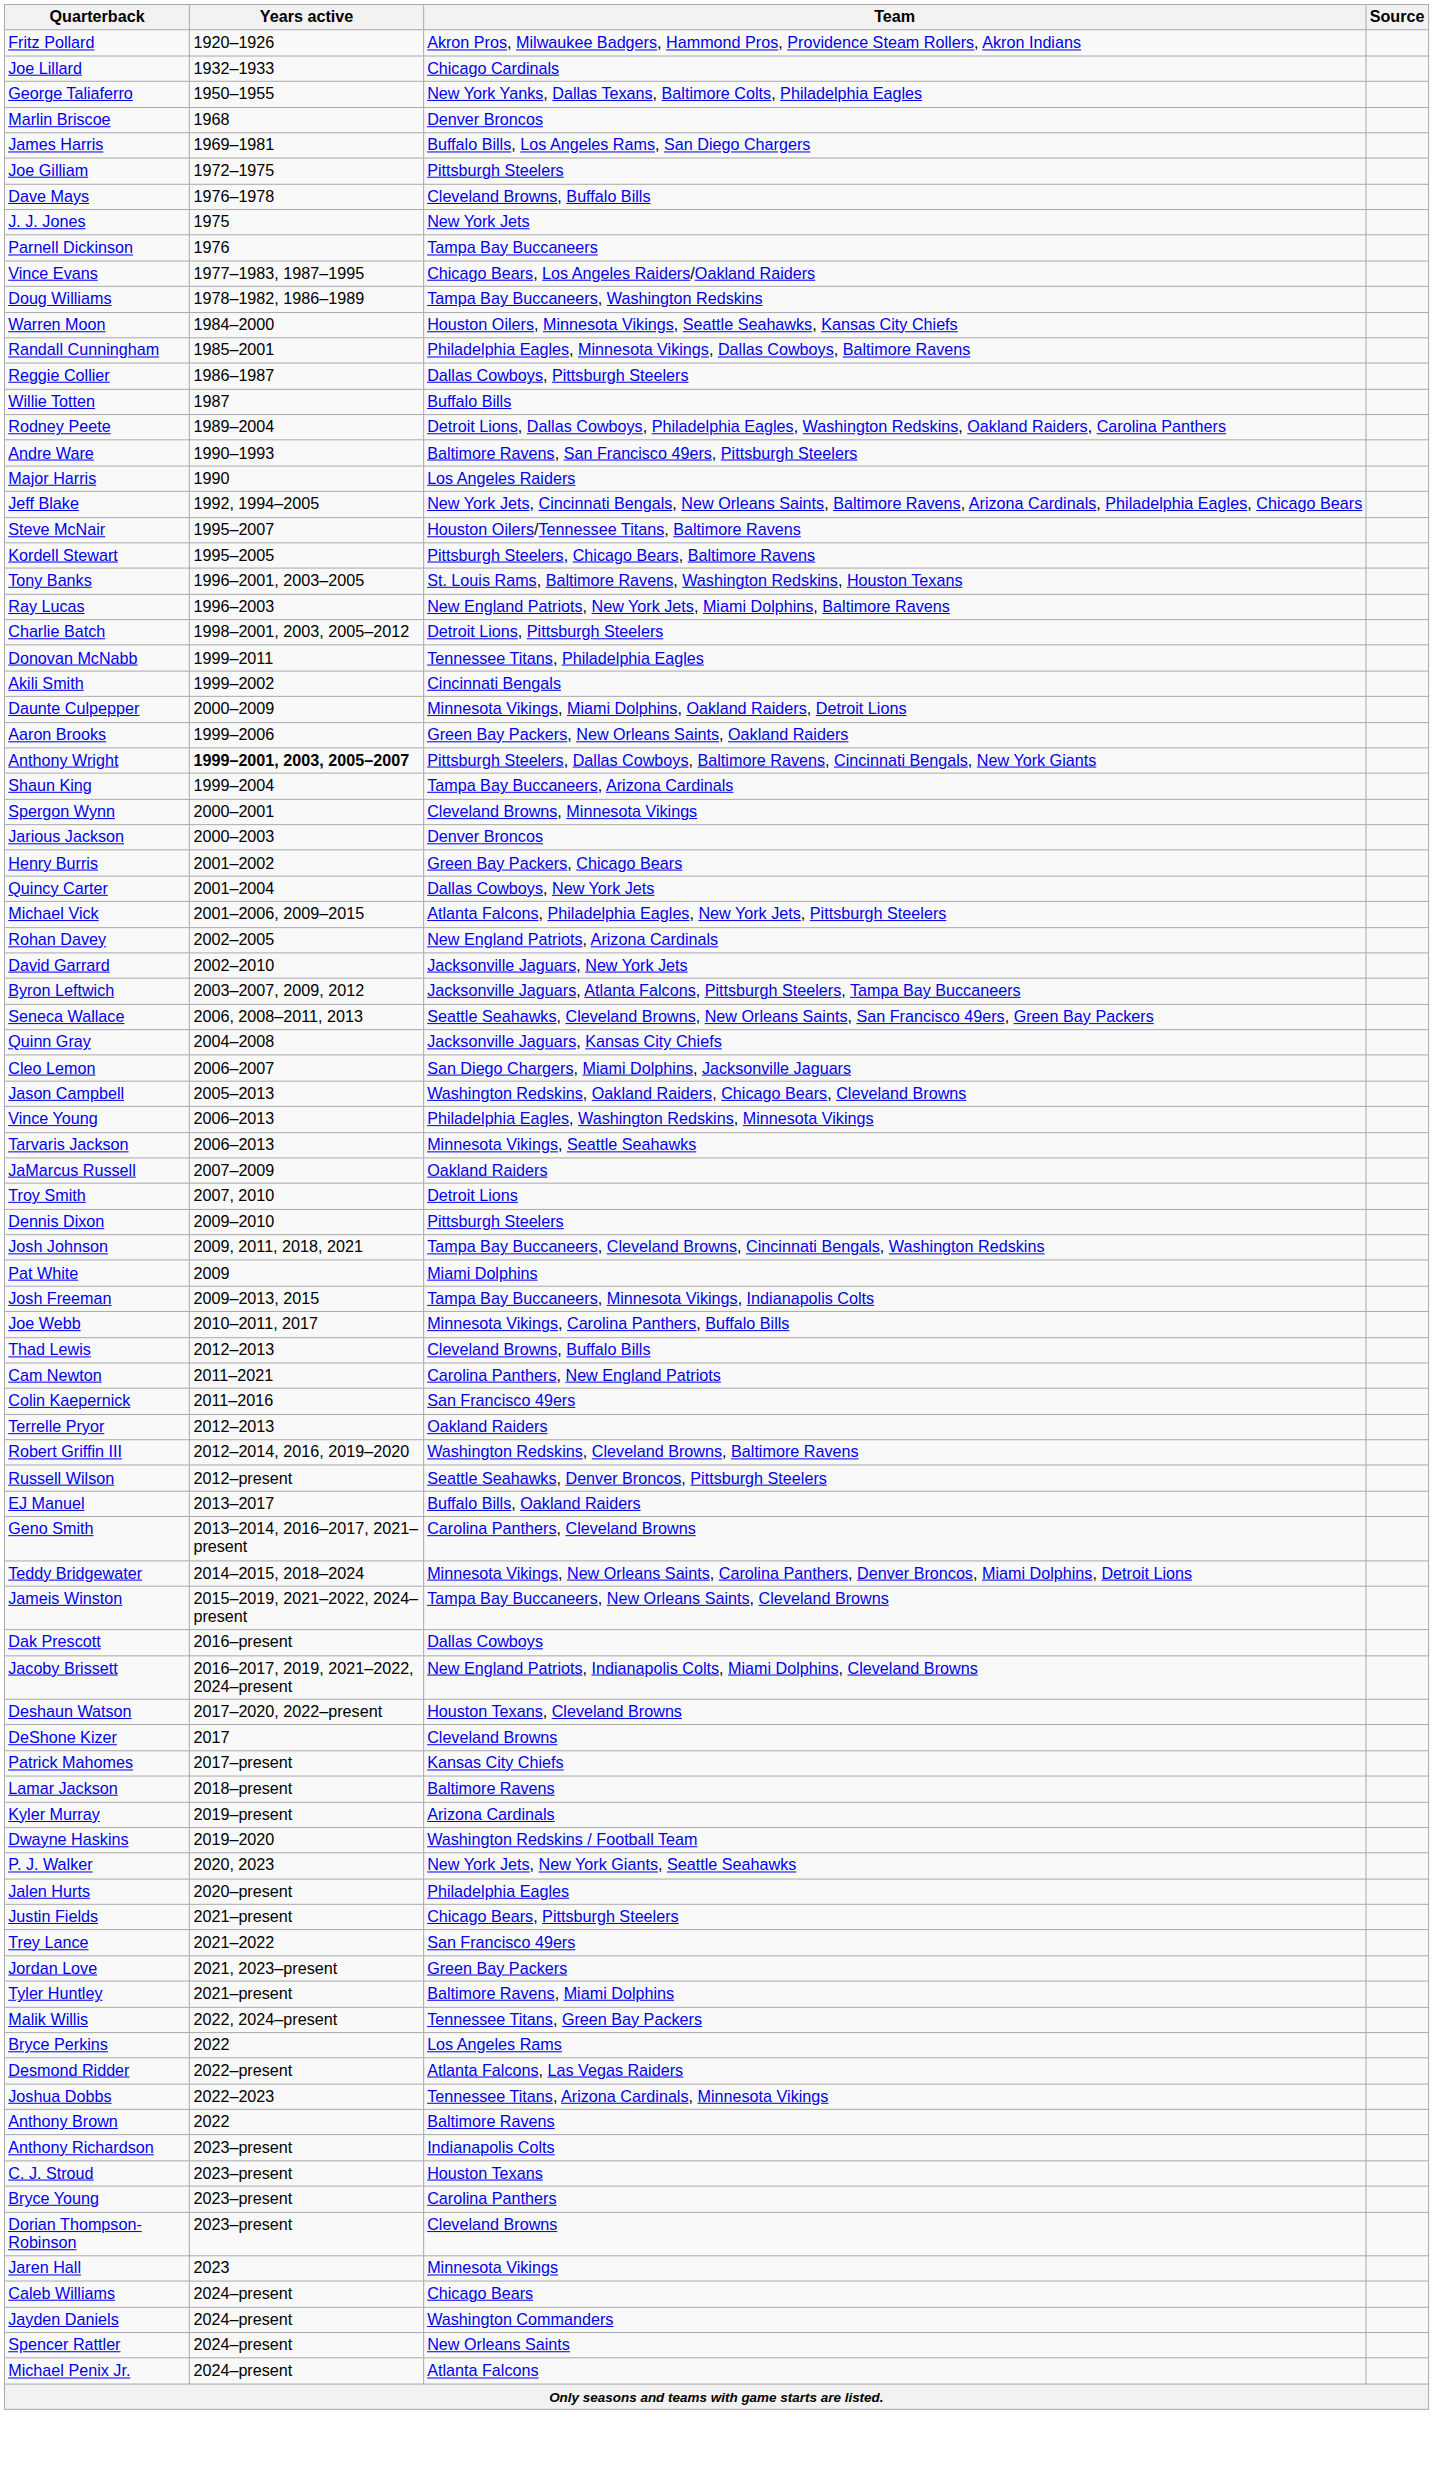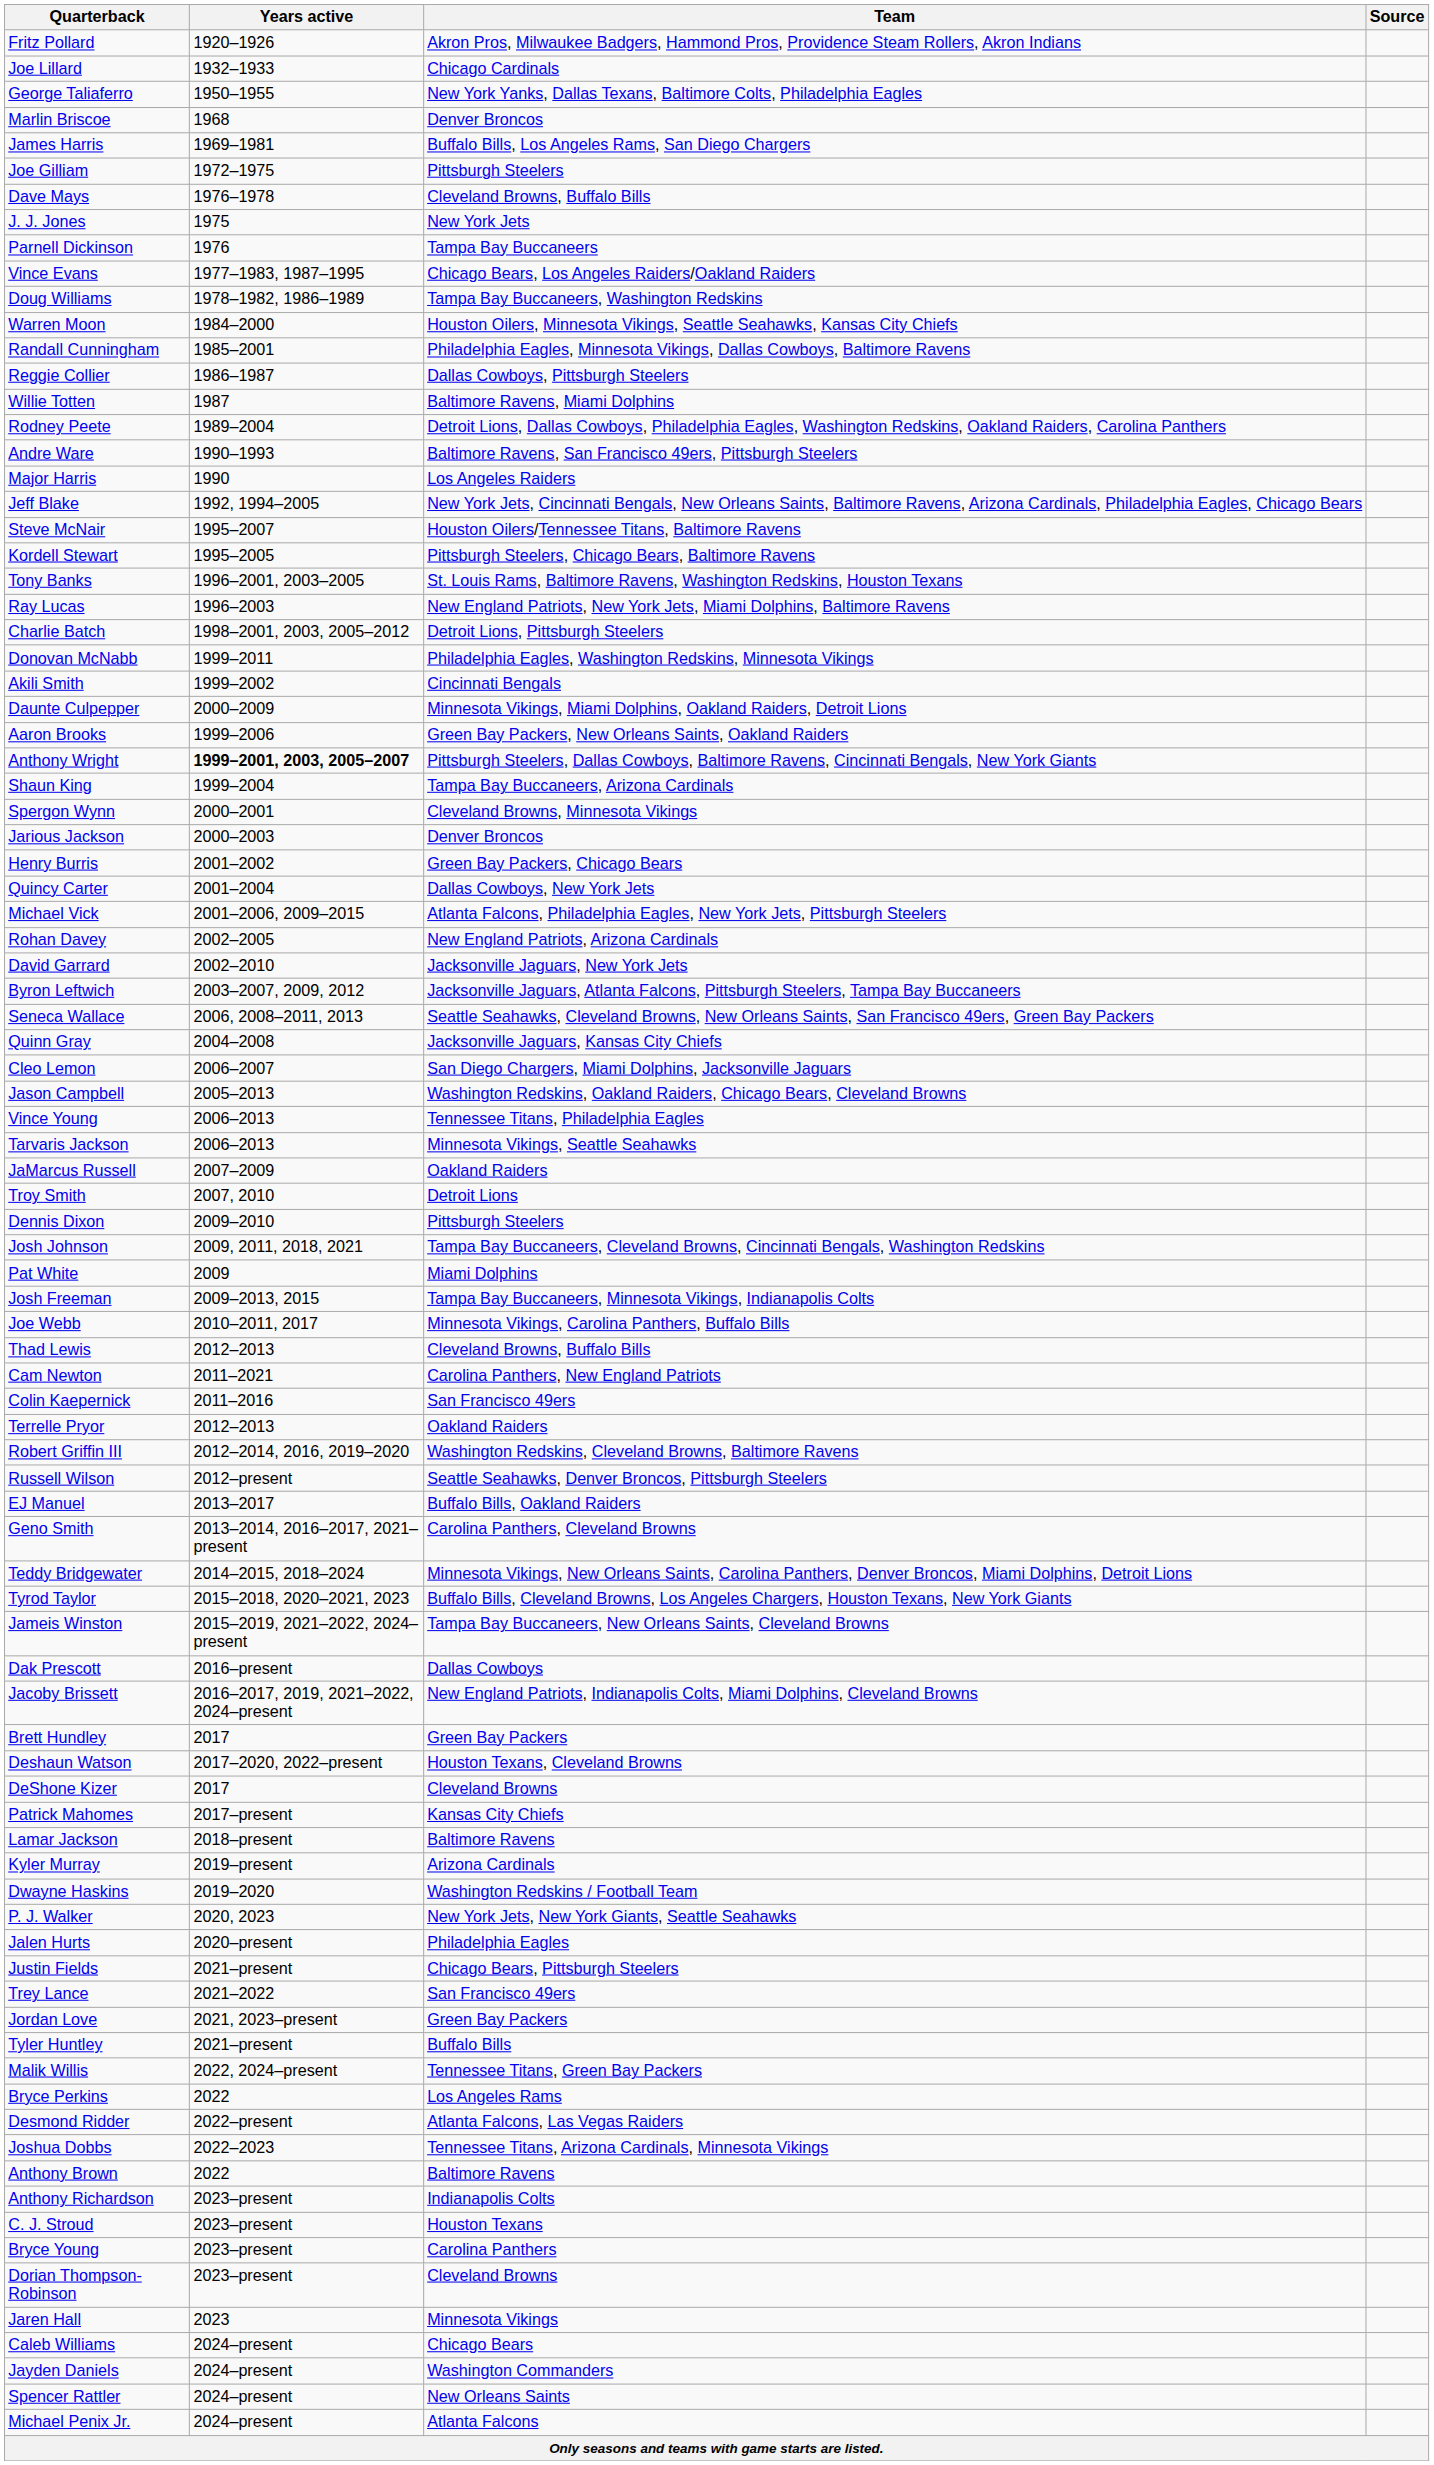(469, 401) Buffalo Bills -> (551, 401) Baltimore Ravens, Miami Dolphins
(565, 658) Tennessee Titans, Philadelphia Eagles -> (650, 658) Philadelphia Eagles, Washington Redskins, Minnesota Vikings
(650, 1119) Philadelphia Eagles, Washington Redskins, Minnesota Vikings -> (565, 1119) Tennessee Titans, Philadelphia Eagles
+ row: (52, 1598)
+ row: (57, 1737)
(551, 1994) Baltimore Ravens, Miami Dolphins -> (469, 2045) Buffalo Bills
